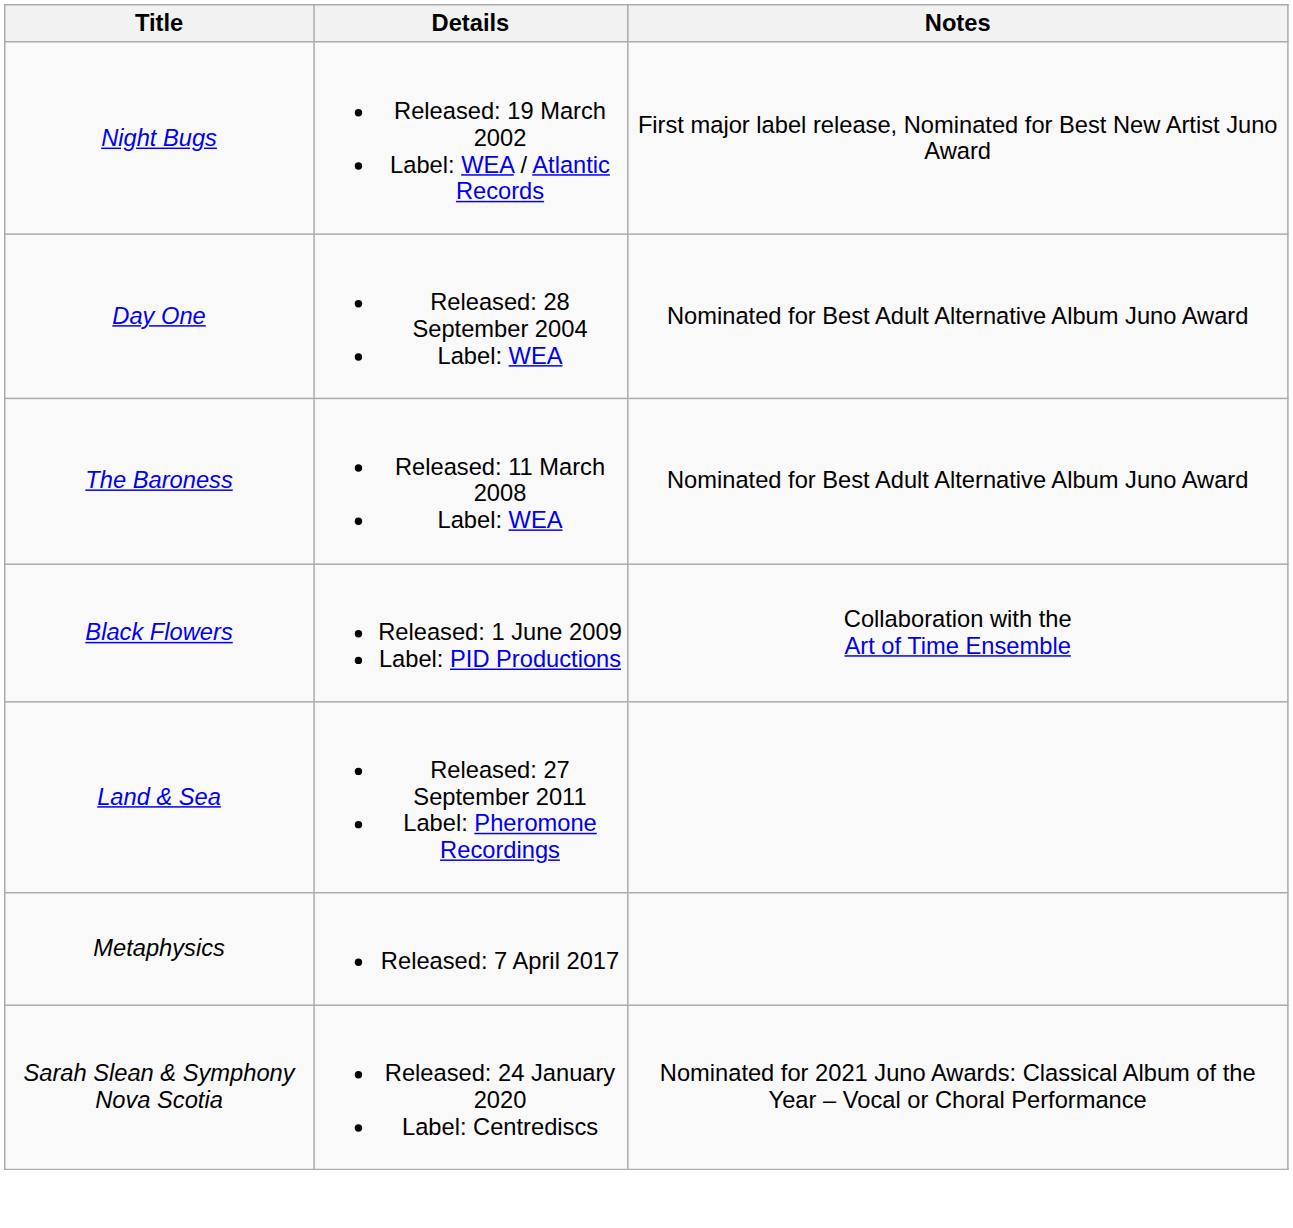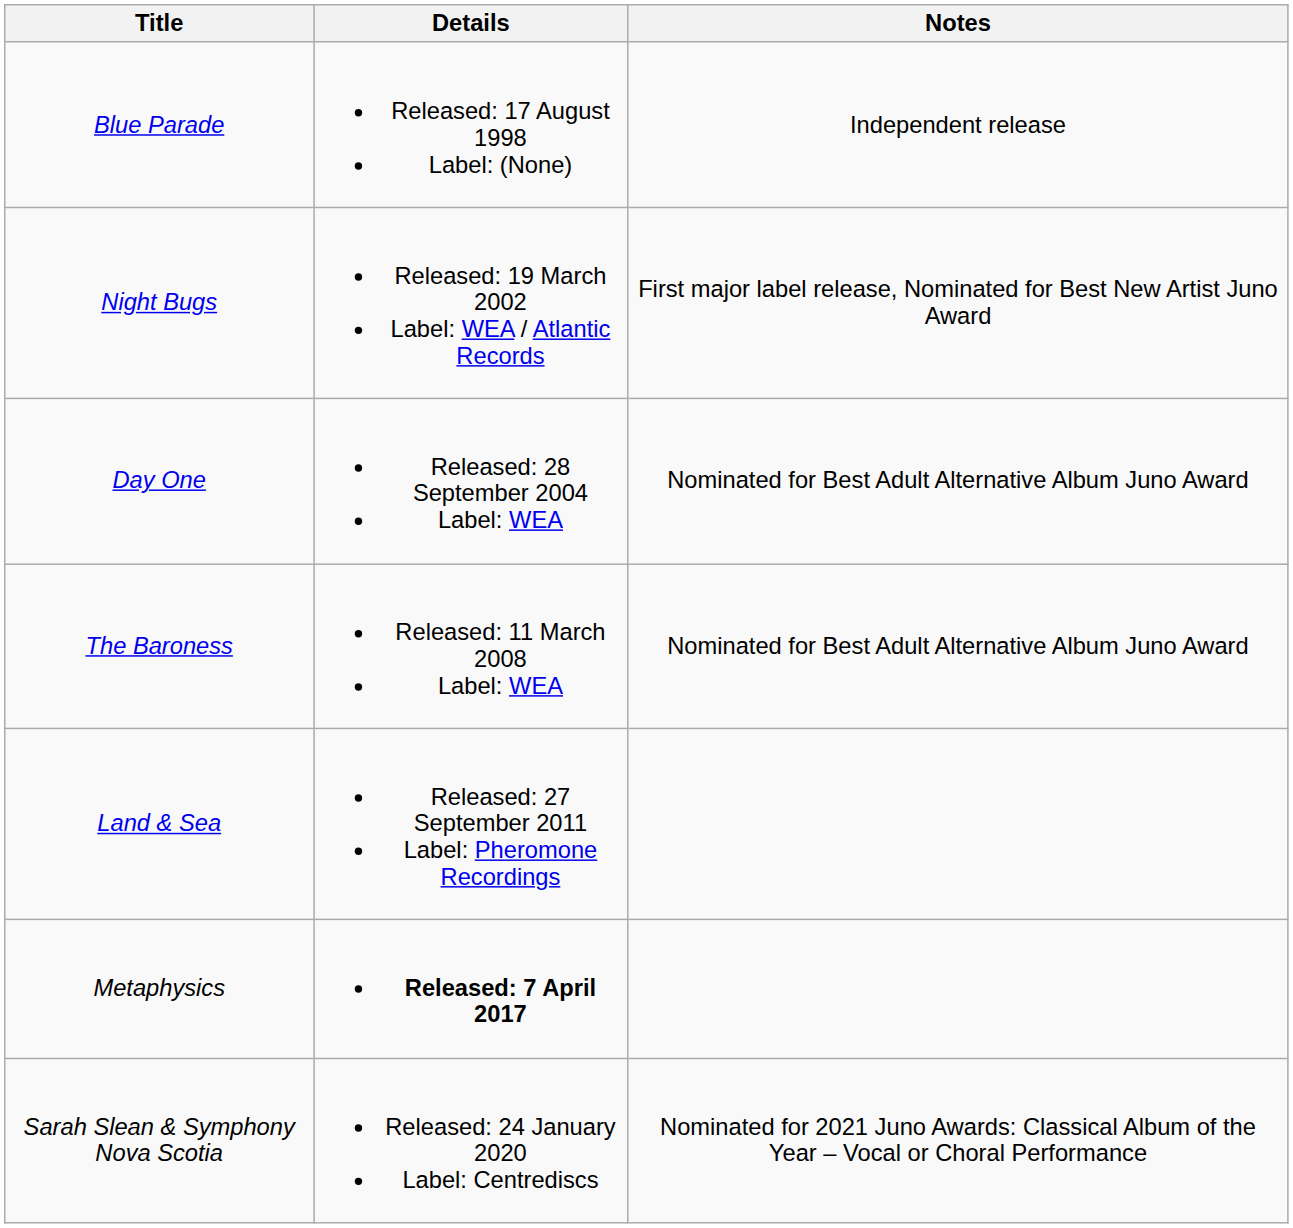+ row: (159, 124)
- row: (159, 632)
(470, 962) normal -> (471, 1002) bold
